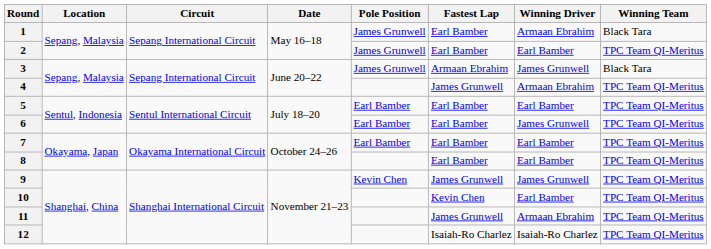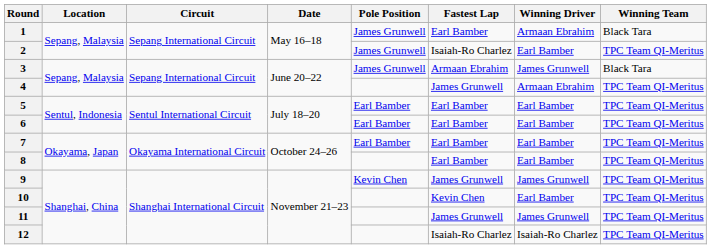(459, 50) Earl Bamber -> (471, 50) Isaiah-Ro Charlez
(553, 123) James Grunwell -> (545, 123) Earl Bamber
(556, 215) Armaan Ebrahim -> (553, 215) James Grunwell
